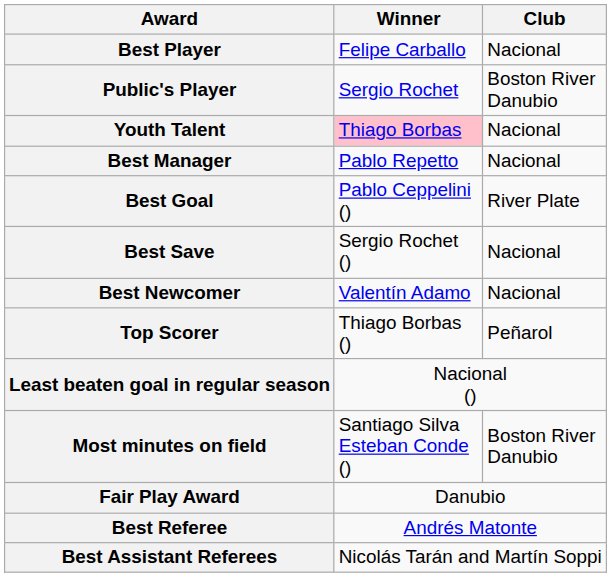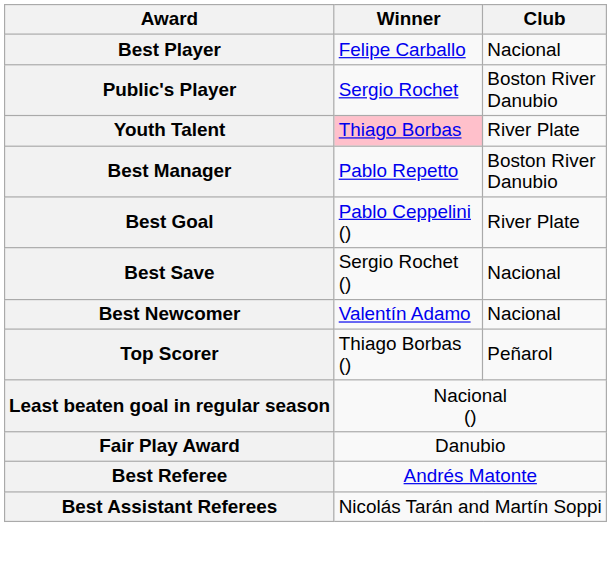(524, 130) Nacional -> (534, 130) River Plate
(524, 160) Nacional -> (541, 171) Boston River Danubio
- row: (169, 446)
